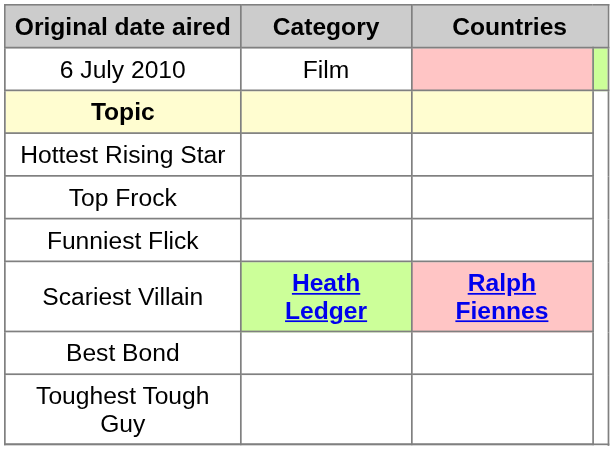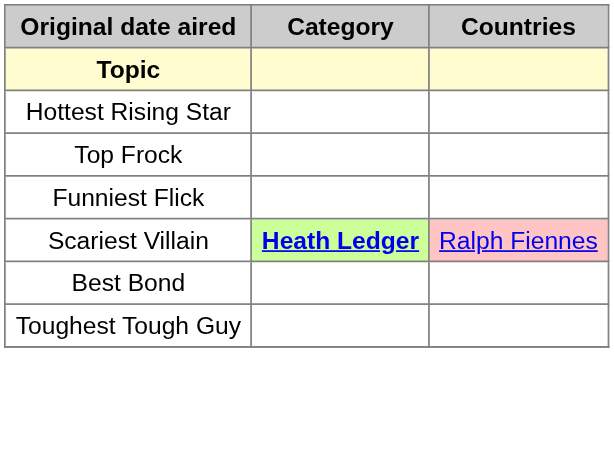- row: (123, 69)
(502, 296) bold -> (518, 240) normal
